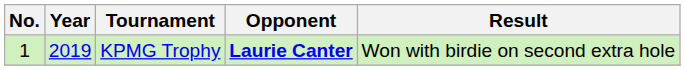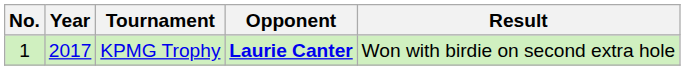(70, 50) 2019 -> (70, 50) 2017
